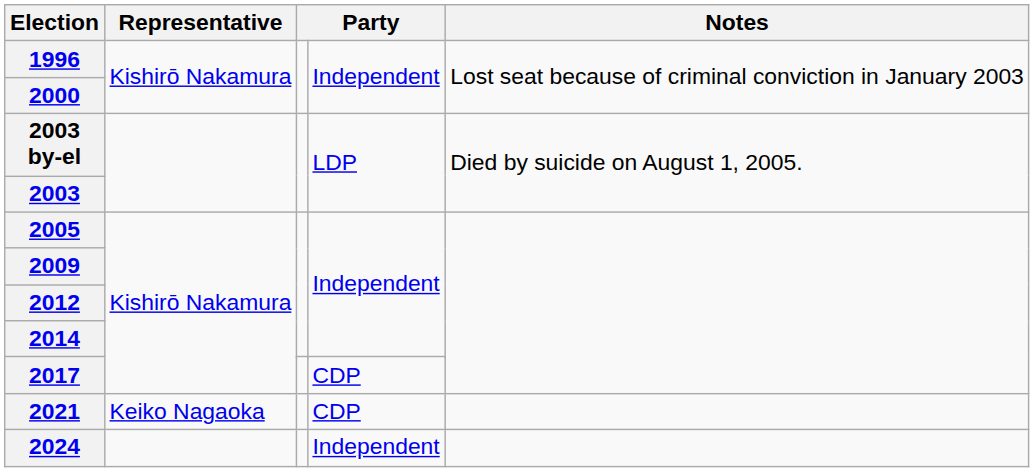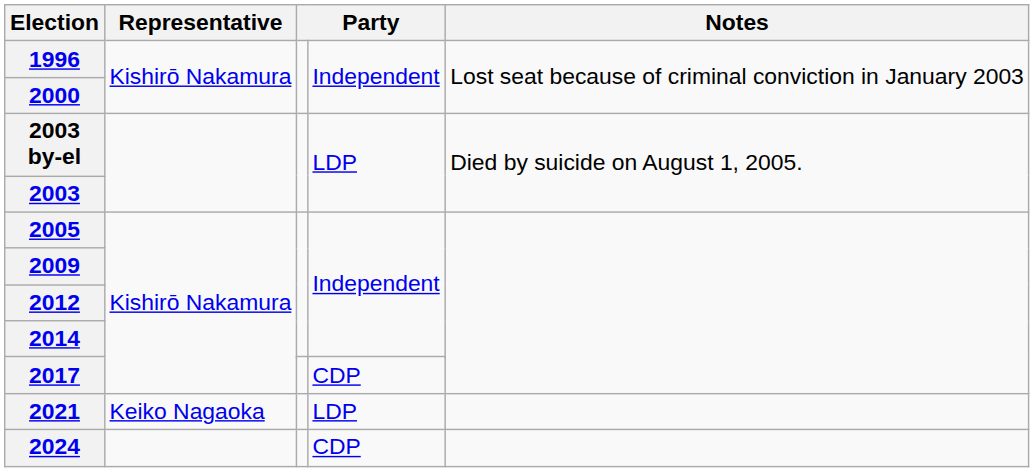(337, 411) CDP -> (335, 411) LDP
(376, 447) Independent -> (337, 447) CDP
